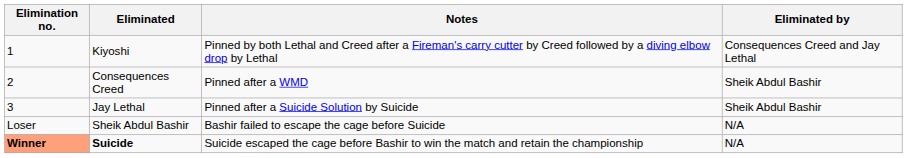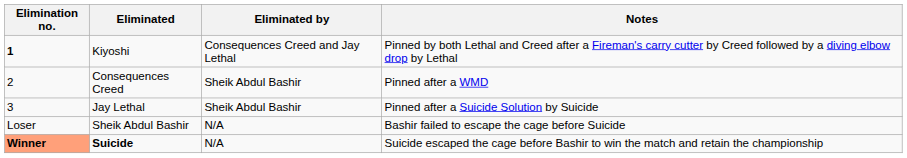columns swapped: (812, 20) <-> (462, 20)
(10, 51) normal -> (10, 51) bold
